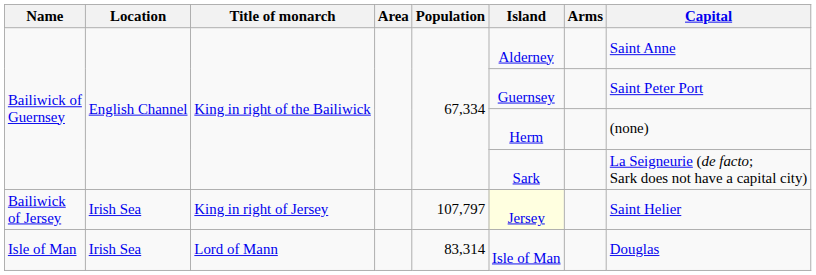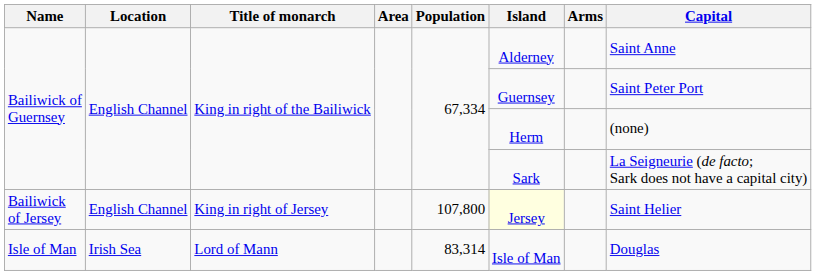(115, 209) Irish Sea -> (138, 209) English Channel
(461, 209) 107,797 -> (461, 209) 107,800
